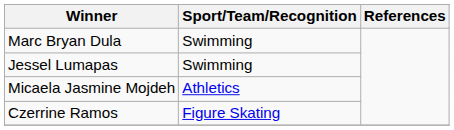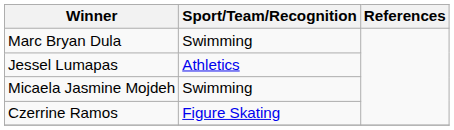(217, 64) Swimming -> (211, 64) Athletics
(211, 88) Athletics -> (217, 88) Swimming
